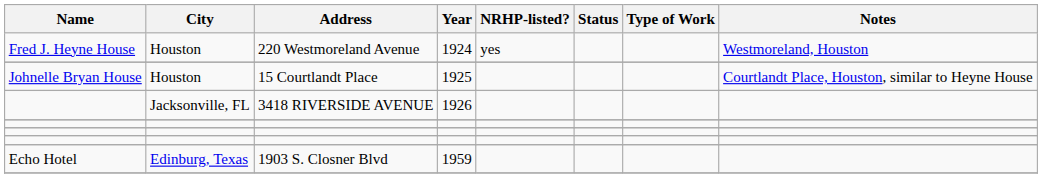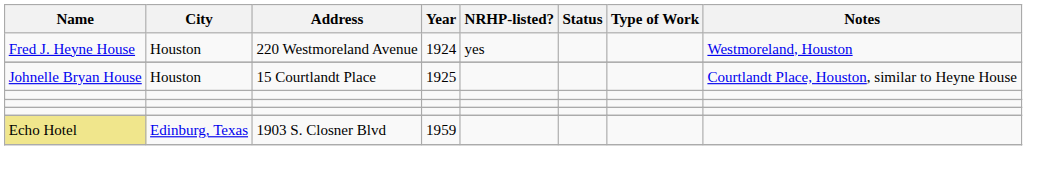- row: (346, 105)
(43, 159) no background -> (43, 130) khaki background
